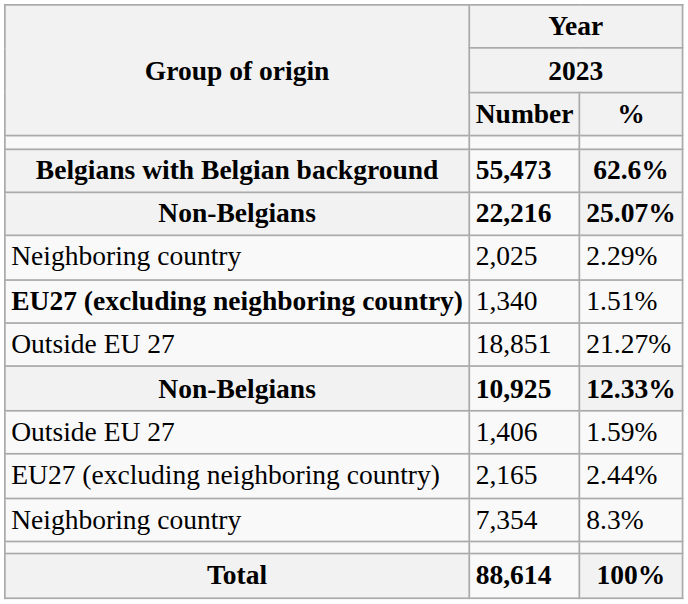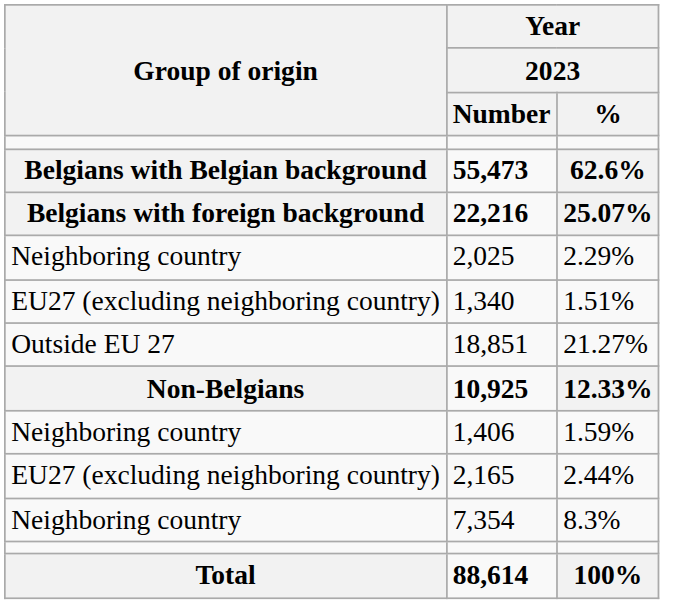(237, 213) Non-Belgians -> (226, 213) Belgians with foreign background
(237, 300) bold -> (226, 300) normal
(93, 431) Outside EU 27 -> (126, 431) Neighboring country
